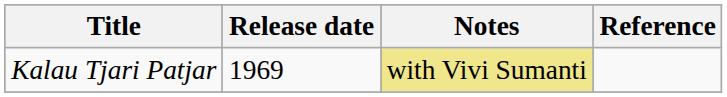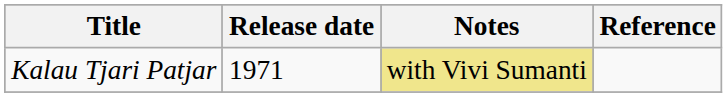(256, 69) 1969 -> (256, 69) 1971
